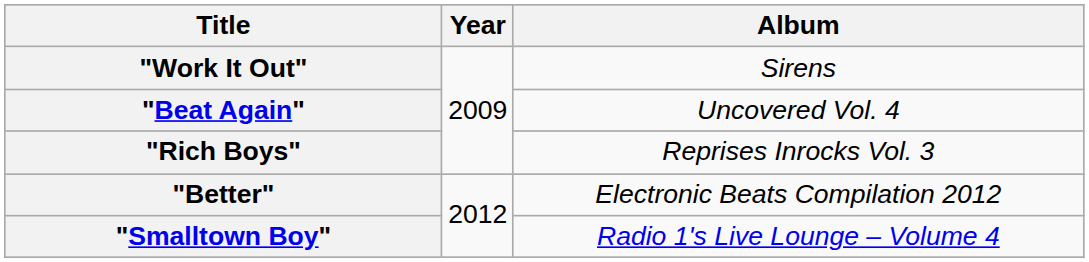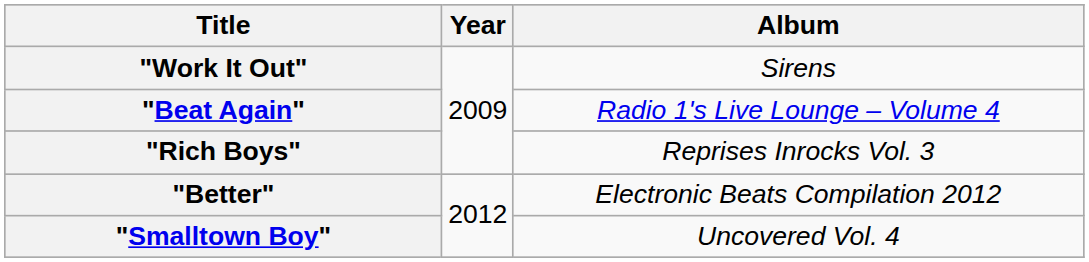(798, 109) Uncovered Vol. 4 -> (798, 109) Radio 1's Live Lounge – Volume 4
(798, 236) Radio 1's Live Lounge – Volume 4 -> (798, 236) Uncovered Vol. 4
